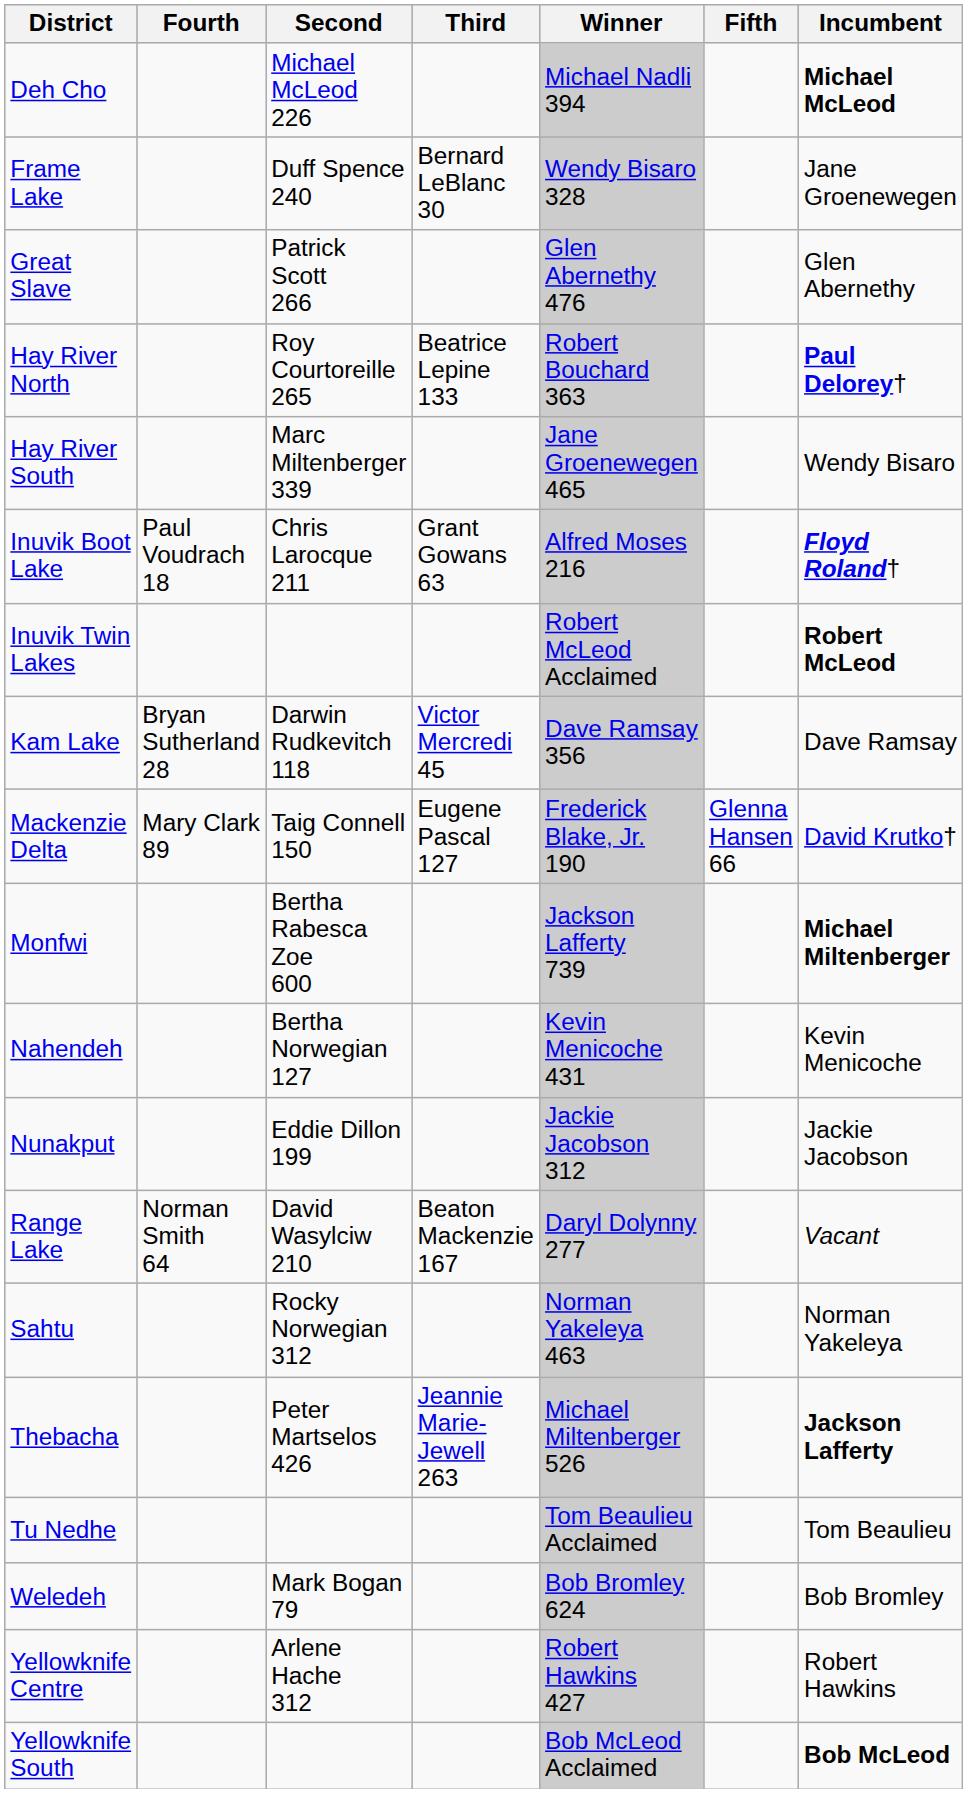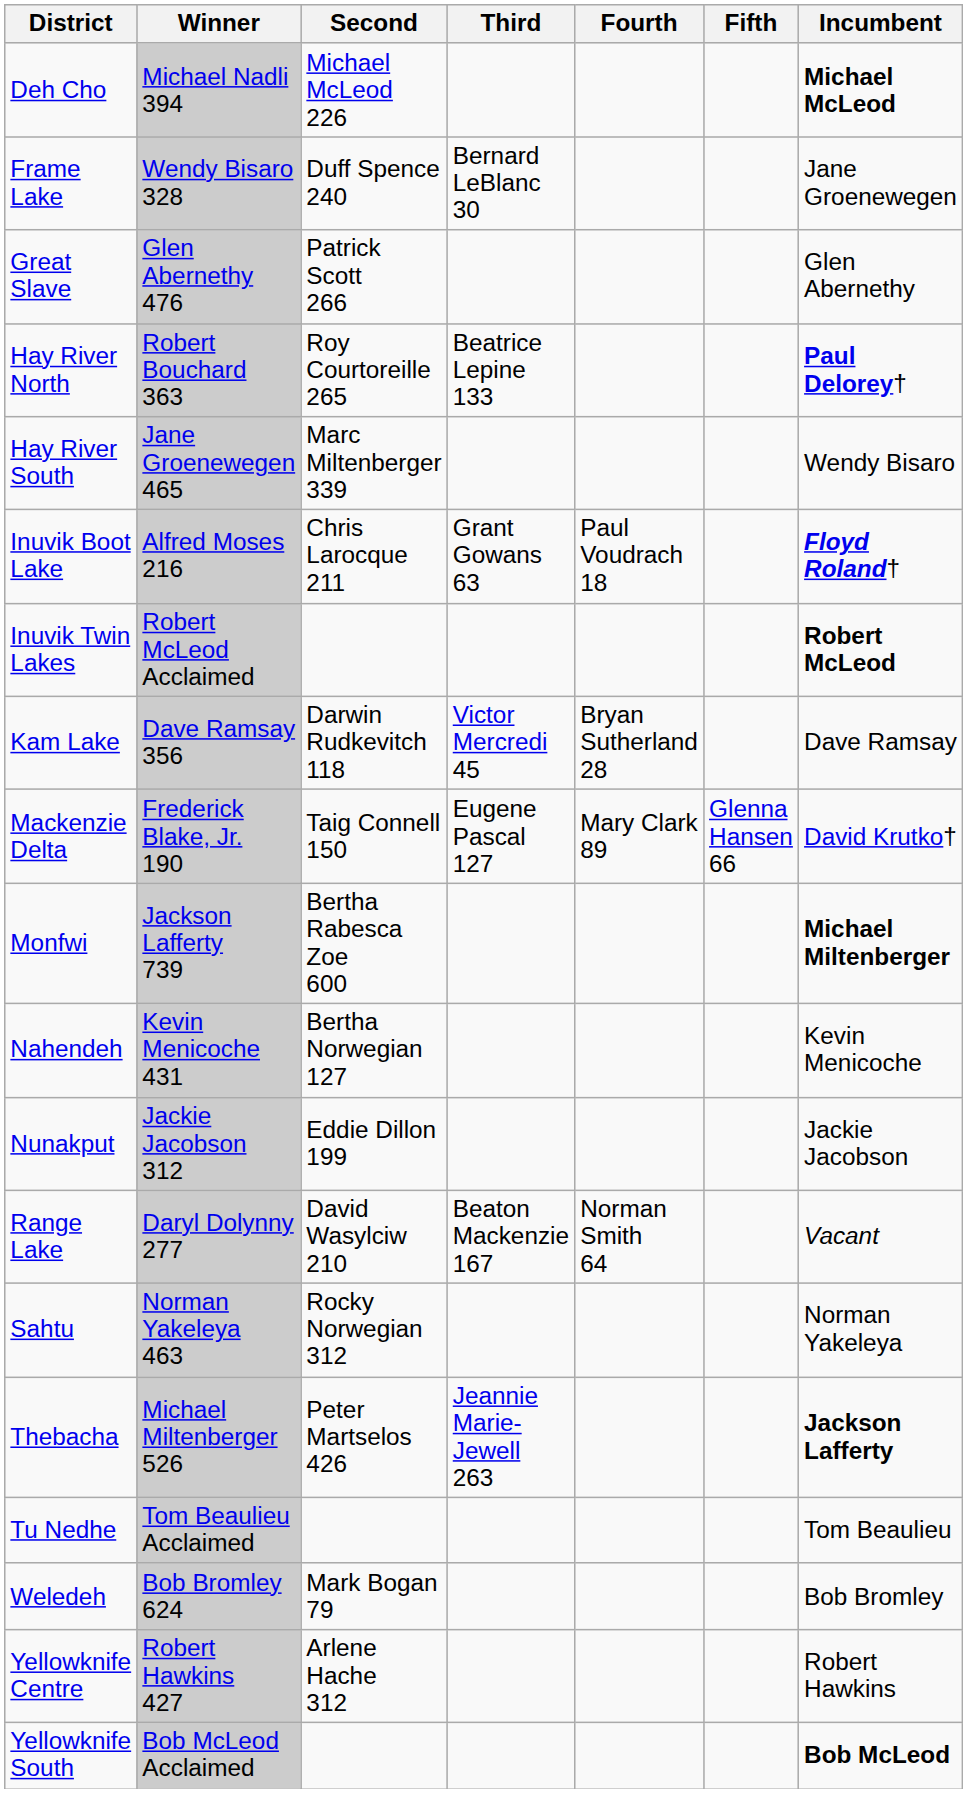columns swapped: (621, 23) <-> (201, 23)
